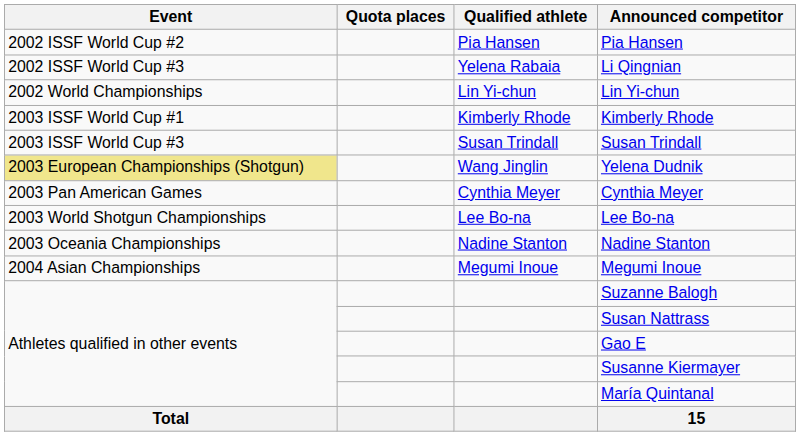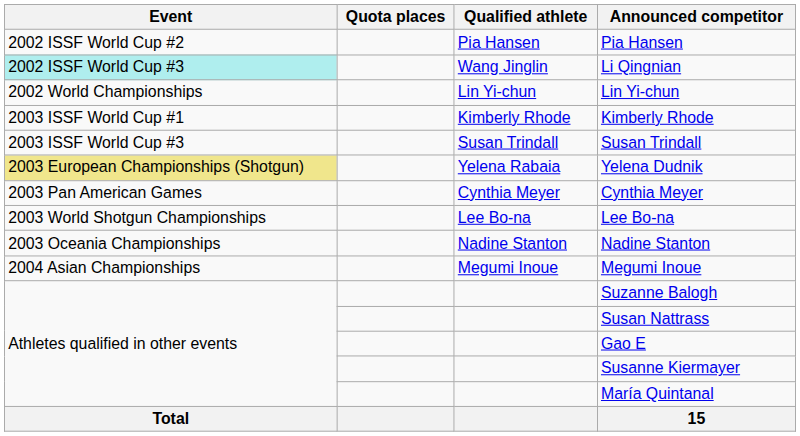(96, 67) no background -> (96, 67) paleturquoise background
(509, 67) Yelena Rabaia -> (503, 67) Wang Jinglin
(503, 167) Wang Jinglin -> (509, 167) Yelena Rabaia
